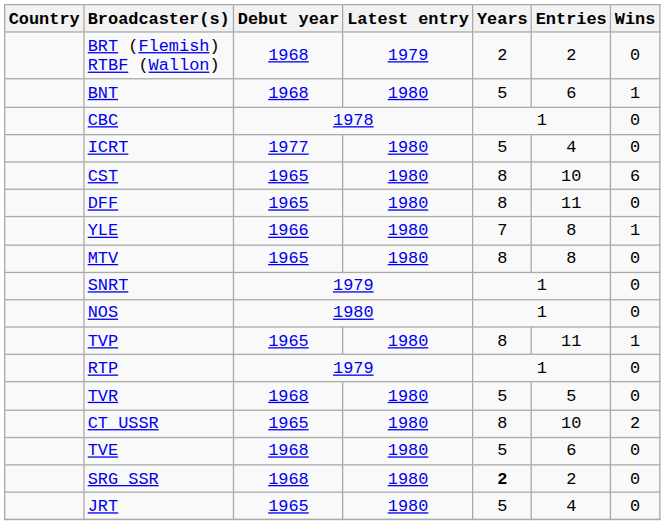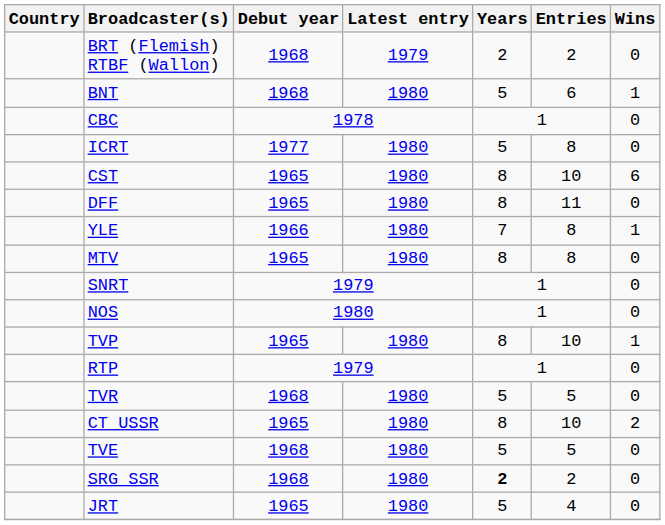(571, 148) 4 -> (571, 148) 8
(571, 341) 11 -> (571, 341) 10
(571, 451) 6 -> (571, 451) 5
